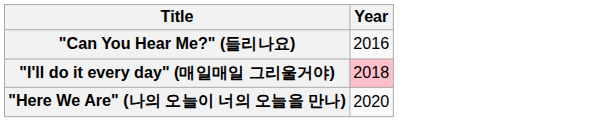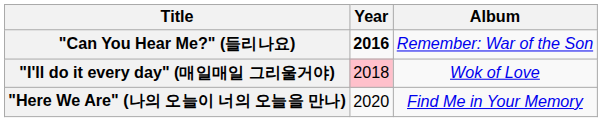+ column: (495, 17)
(371, 44) normal -> (371, 44) bold
